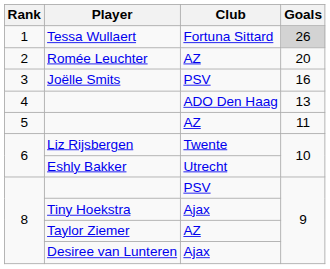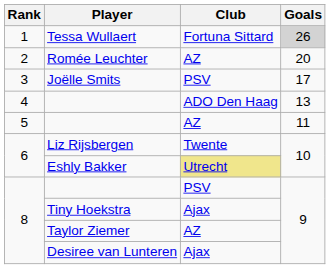(303, 79) 16 -> (303, 79) 17
(205, 166) no background -> (205, 166) khaki background
